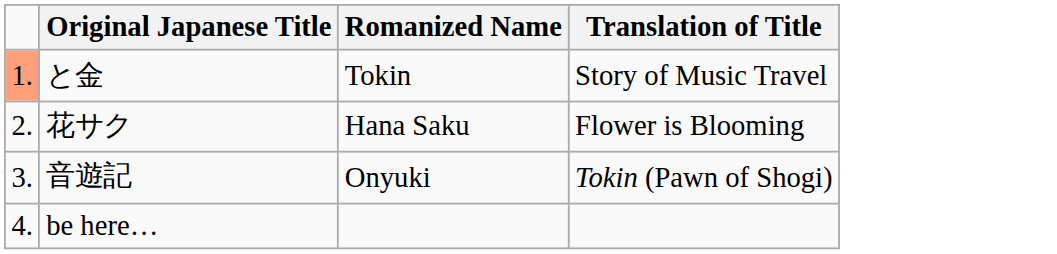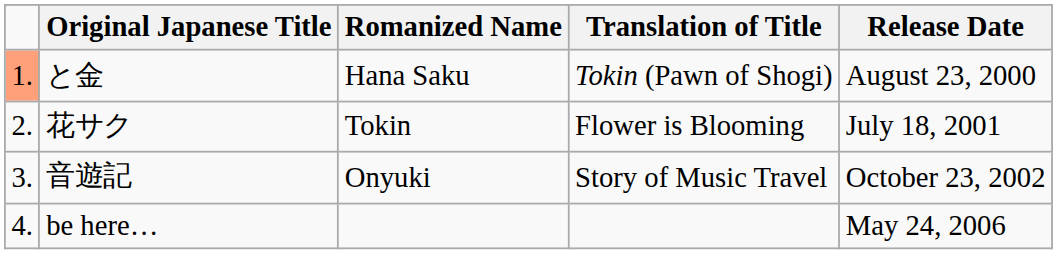+ column: (946, 27)
(378, 75) Tokin -> (407, 75) Hana Saku
(701, 75) Story of Music Travel -> (704, 75) Tokin (Pawn of Shogi)
(407, 126) Hana Saku -> (378, 126) Tokin
(704, 176) Tokin (Pawn of Shogi) -> (701, 176) Story of Music Travel
